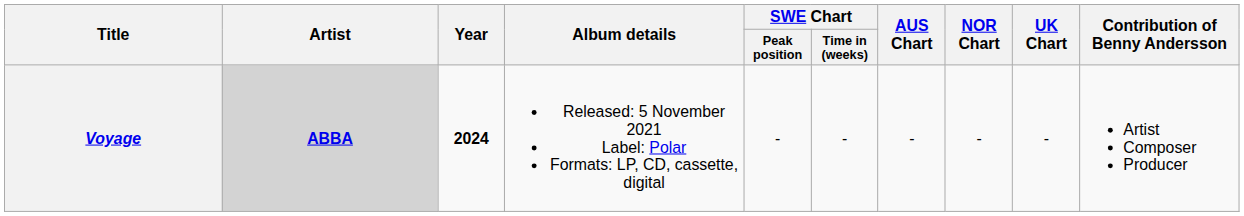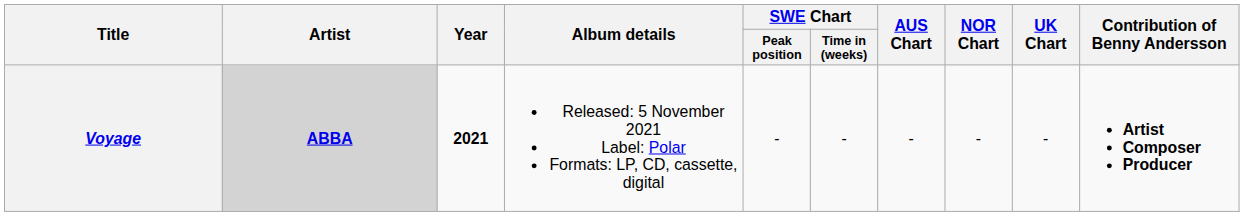(471, 138) 2024 -> (471, 138) 2021
(1160, 147) normal -> (1159, 147) bold
